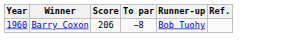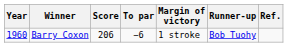+ column: (182, 17)
(139, 26) −8 -> (139, 35) −6
